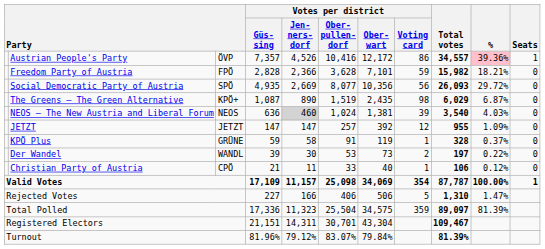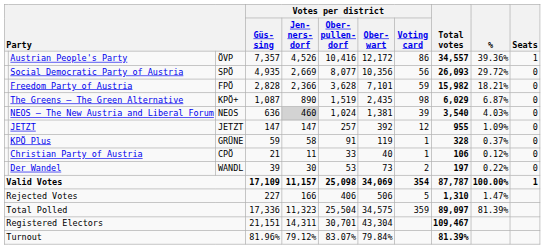(493, 58) pink background -> (493, 58) no background
rows swapped: (97, 86) <-> (71, 72)
rows swapped: (36, 155) <-> (76, 168)
